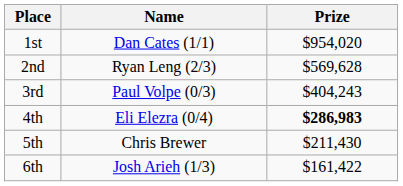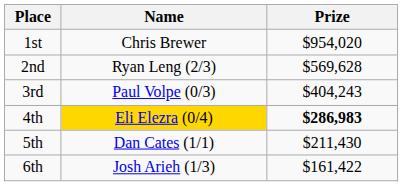(164, 42) Dan Cates (1/1) -> (164, 42) Chris Brewer
(164, 117) no background -> (164, 117) gold background
(164, 142) Chris Brewer -> (164, 142) Dan Cates (1/1)
